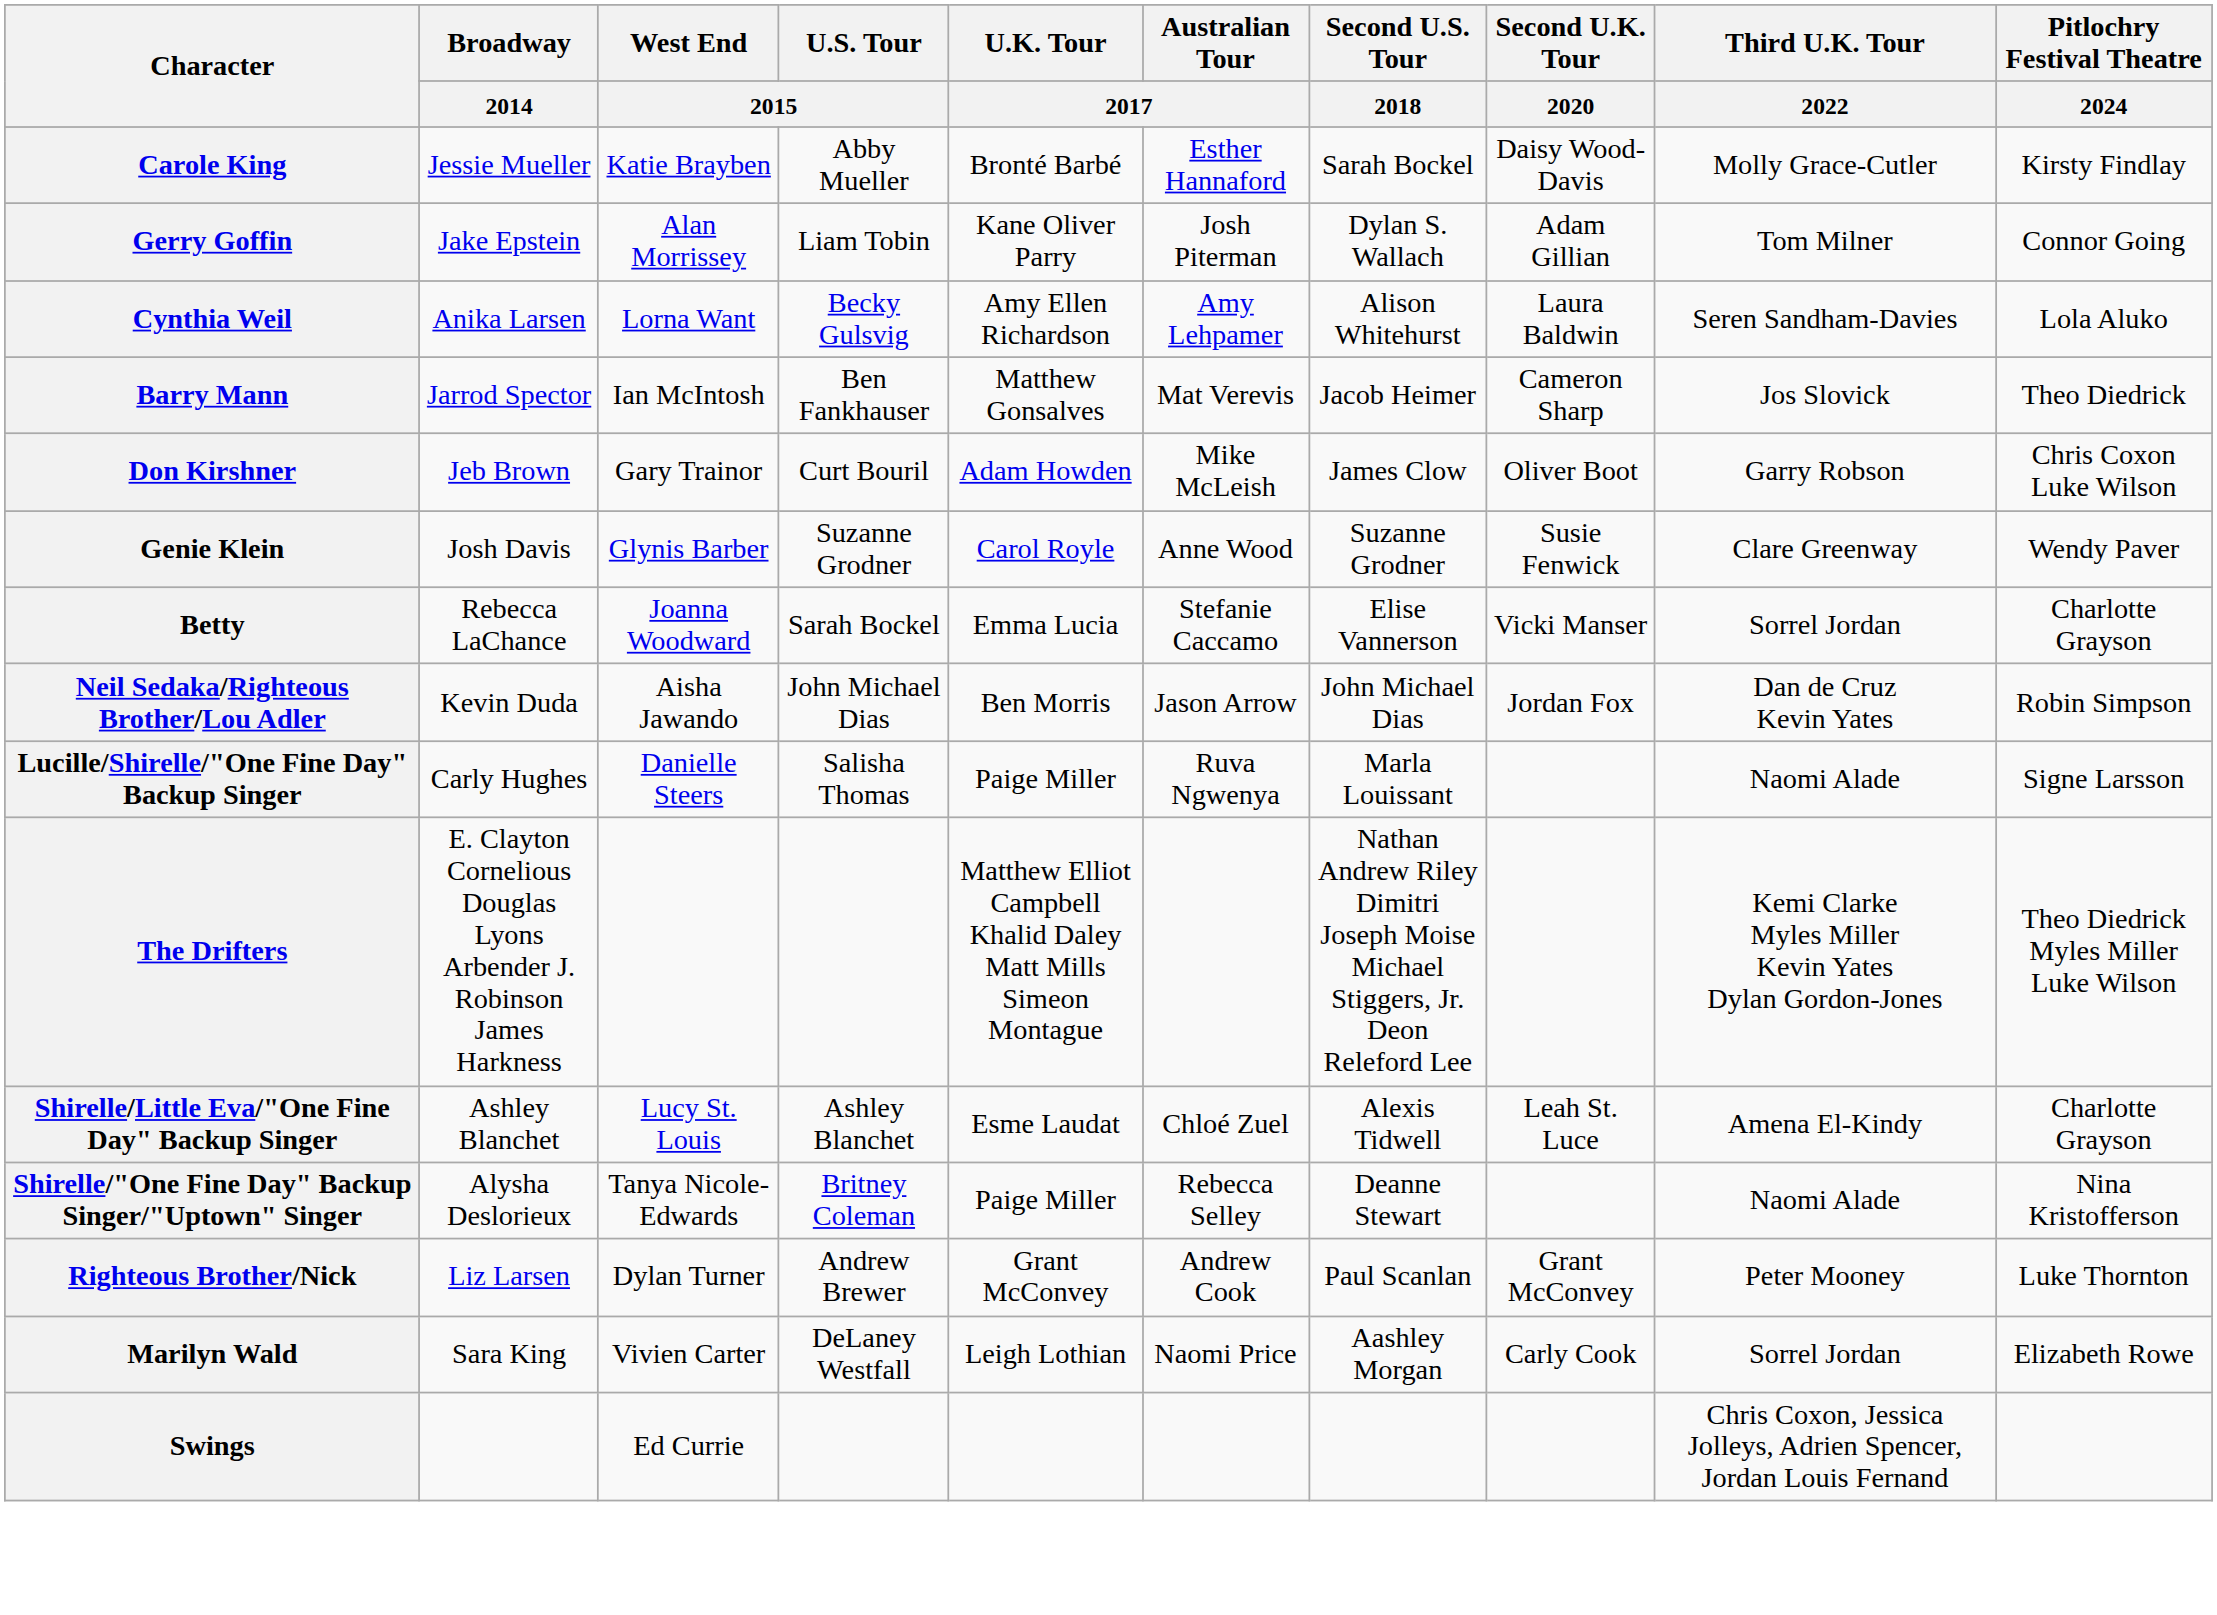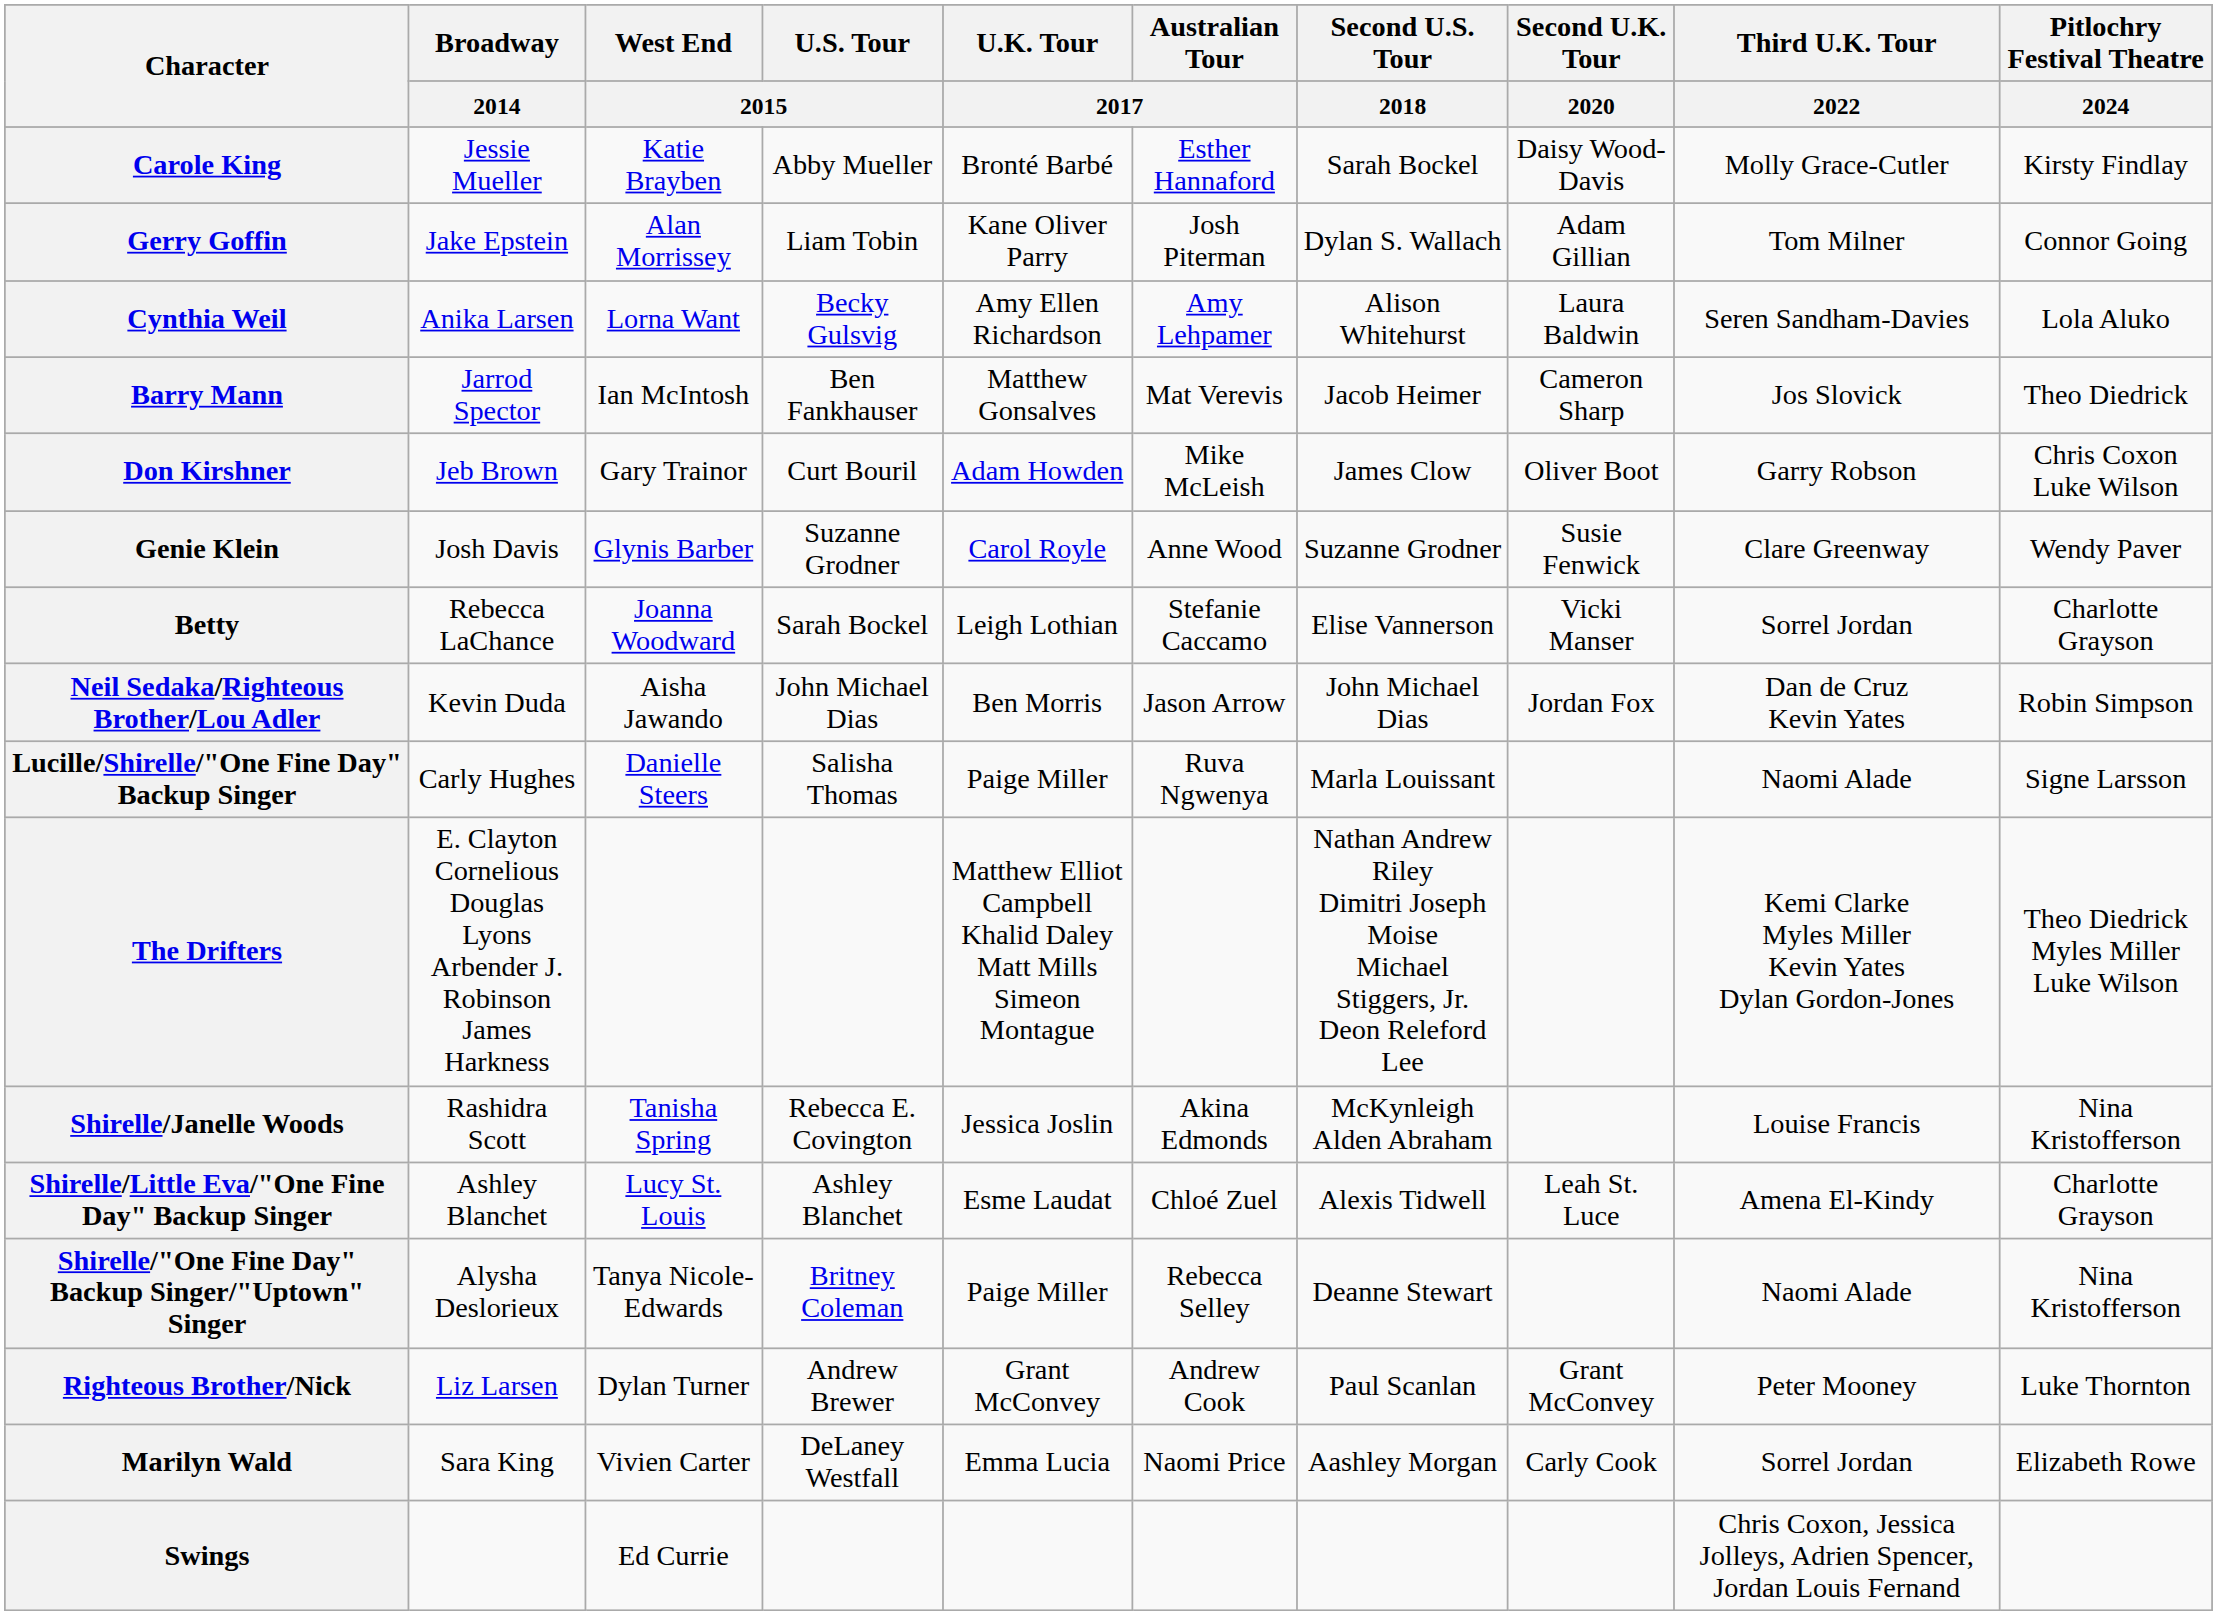(1046, 625) Emma Lucia -> (1037, 625) Leigh Lothian
+ row: (207, 1123)
(1046, 1353) Leigh Lothian -> (1037, 1462) Emma Lucia
